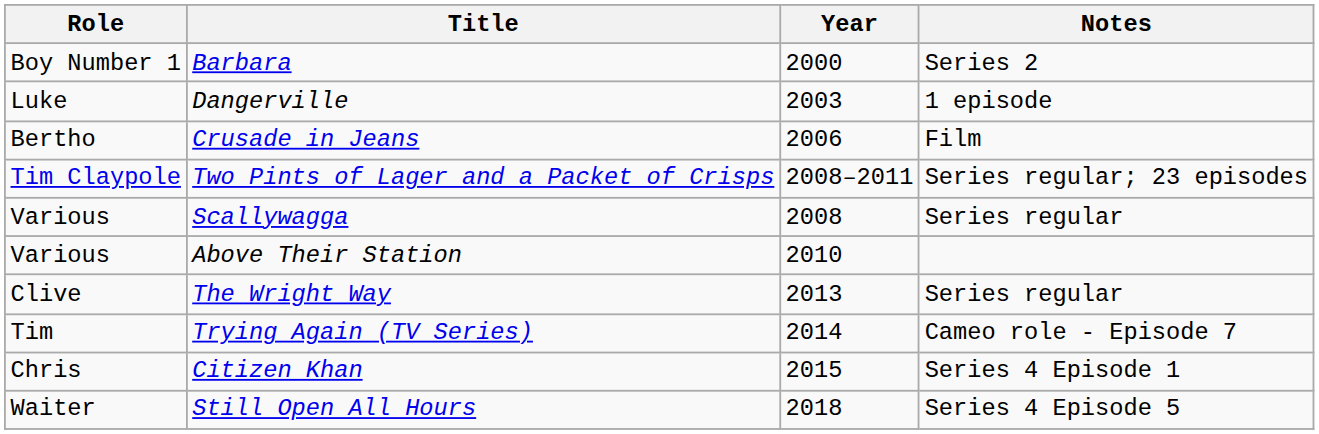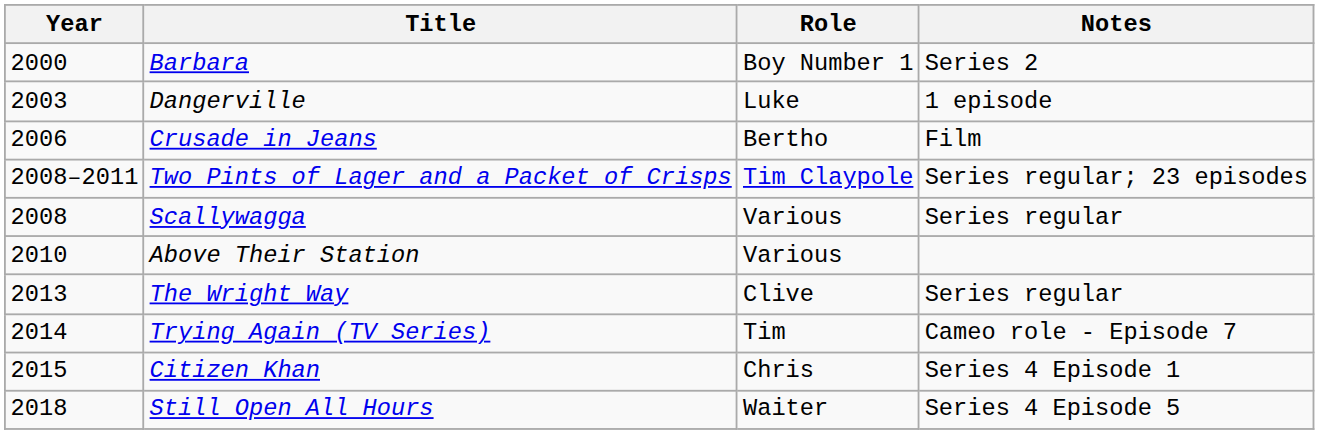columns swapped: (850, 24) <-> (96, 24)
